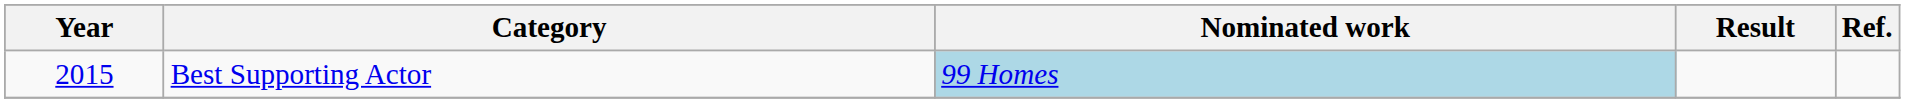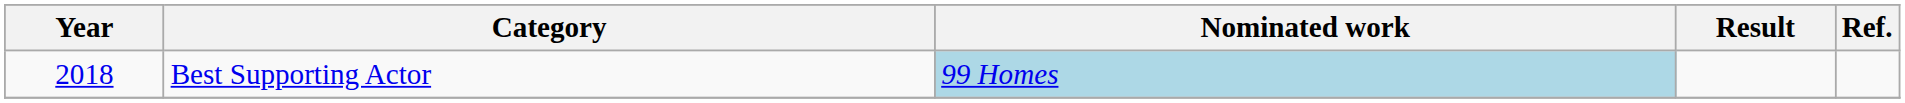(84, 73) 2015 -> (84, 73) 2018
